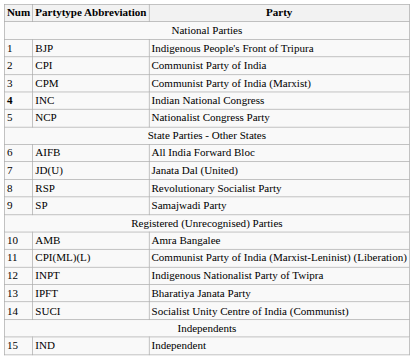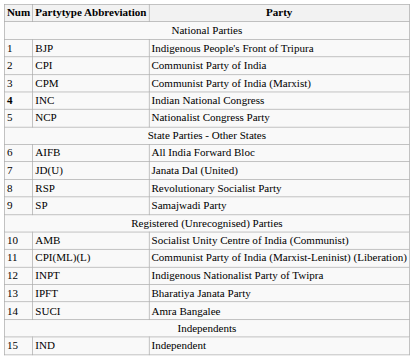(186, 240) Amra Bangalee -> (250, 240) Socialist Unity Centre of India (Communist)
(250, 310) Socialist Unity Centre of India (Communist) -> (186, 310) Amra Bangalee
